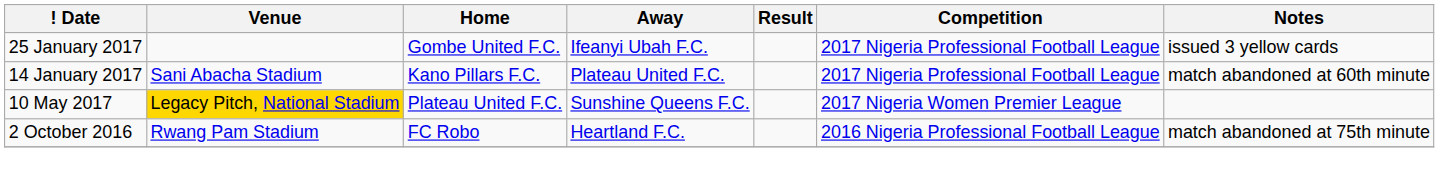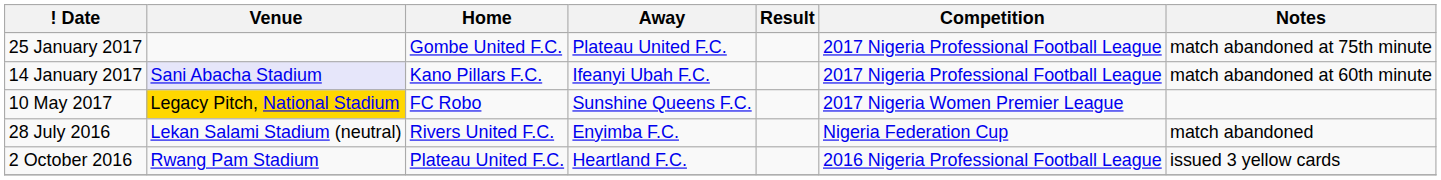(639, 47) Ifeanyi Ubah F.C. -> (650, 47) Plateau United F.C.
(1253, 47) issued 3 yellow cards -> (1301, 47) match abandoned at 75th minute
(236, 75) no background -> (236, 75) lavender background
(648, 75) Plateau United F.C. -> (641, 75) Ifeanyi Ubah F.C.
(485, 103) Plateau United F.C. -> (446, 103) FC Robo
+ row: (60, 132)
(444, 132) FC Robo -> (487, 160) Plateau United F.C.
(1299, 132) match abandoned at 75th minute -> (1255, 160) issued 3 yellow cards
